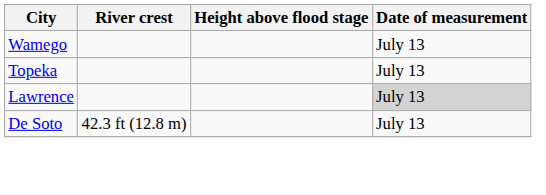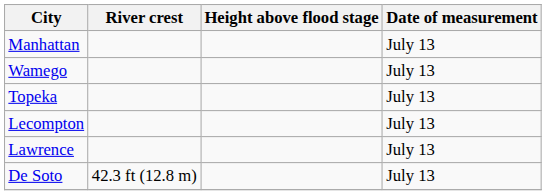+ row: (44, 44)
+ row: (46, 123)
(400, 96) lightgrey background -> (411, 149) no background
